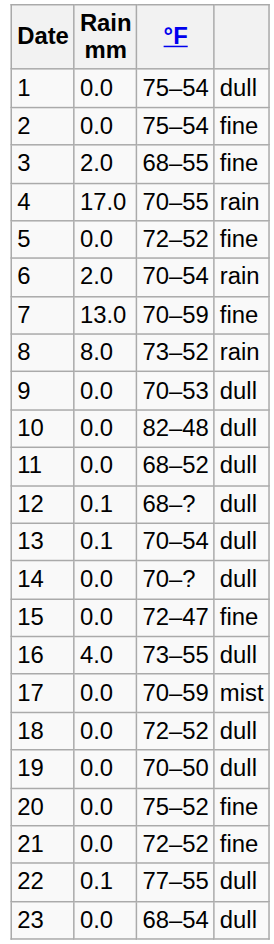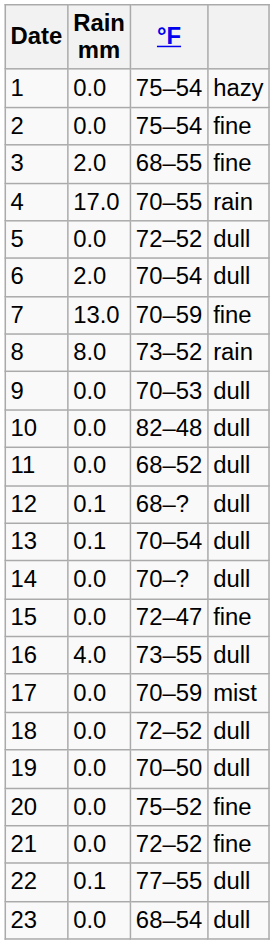(238, 88) dull -> (238, 88) hazy
(239, 239) fine -> (232, 239) dull
(240, 277) rain -> (232, 277) dull
